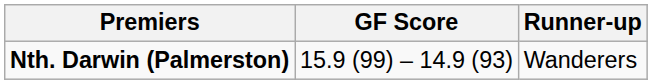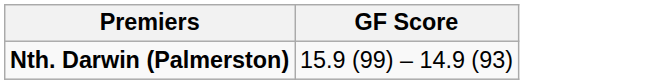- column: (583, 23)
